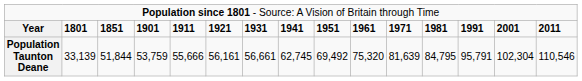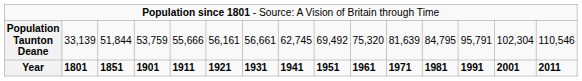rows swapped: (33, 28) <-> (33, 56)
